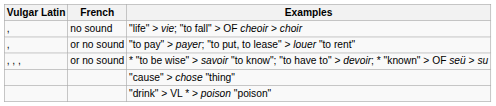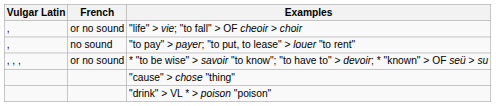(91, 28) no sound -> (97, 28) or no sound
(97, 45) or no sound -> (91, 45) no sound
